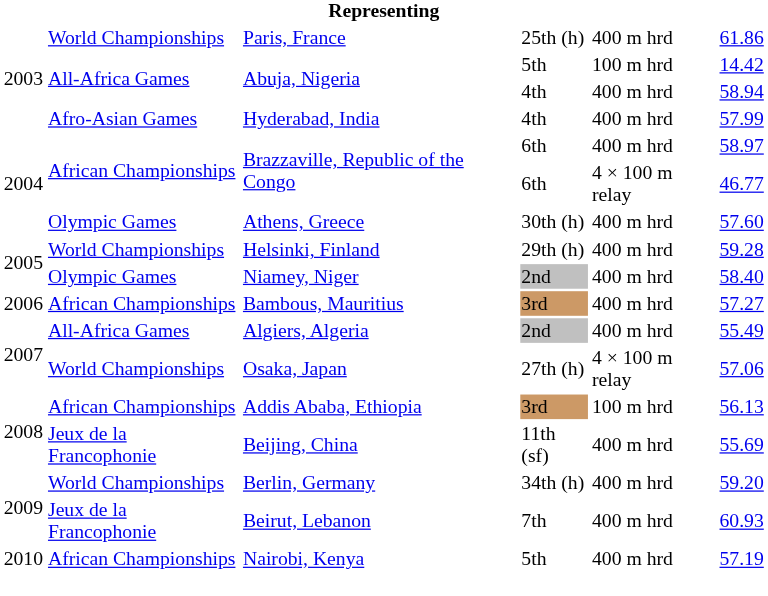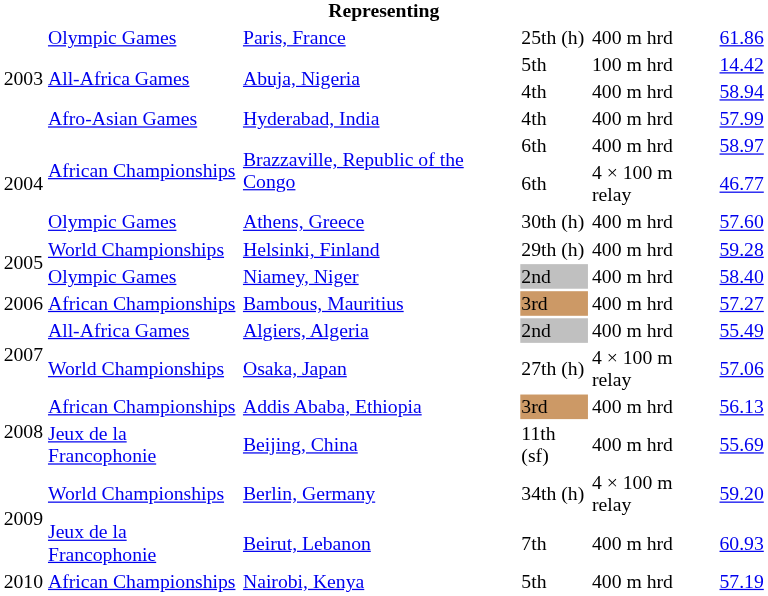(136, 37) World Championships -> (112, 37) Olympic Games
(632, 406) 100 m hrd -> (632, 406) 400 m hrd
(632, 482) 400 m hrd -> (632, 494) 4 × 100 m relay
